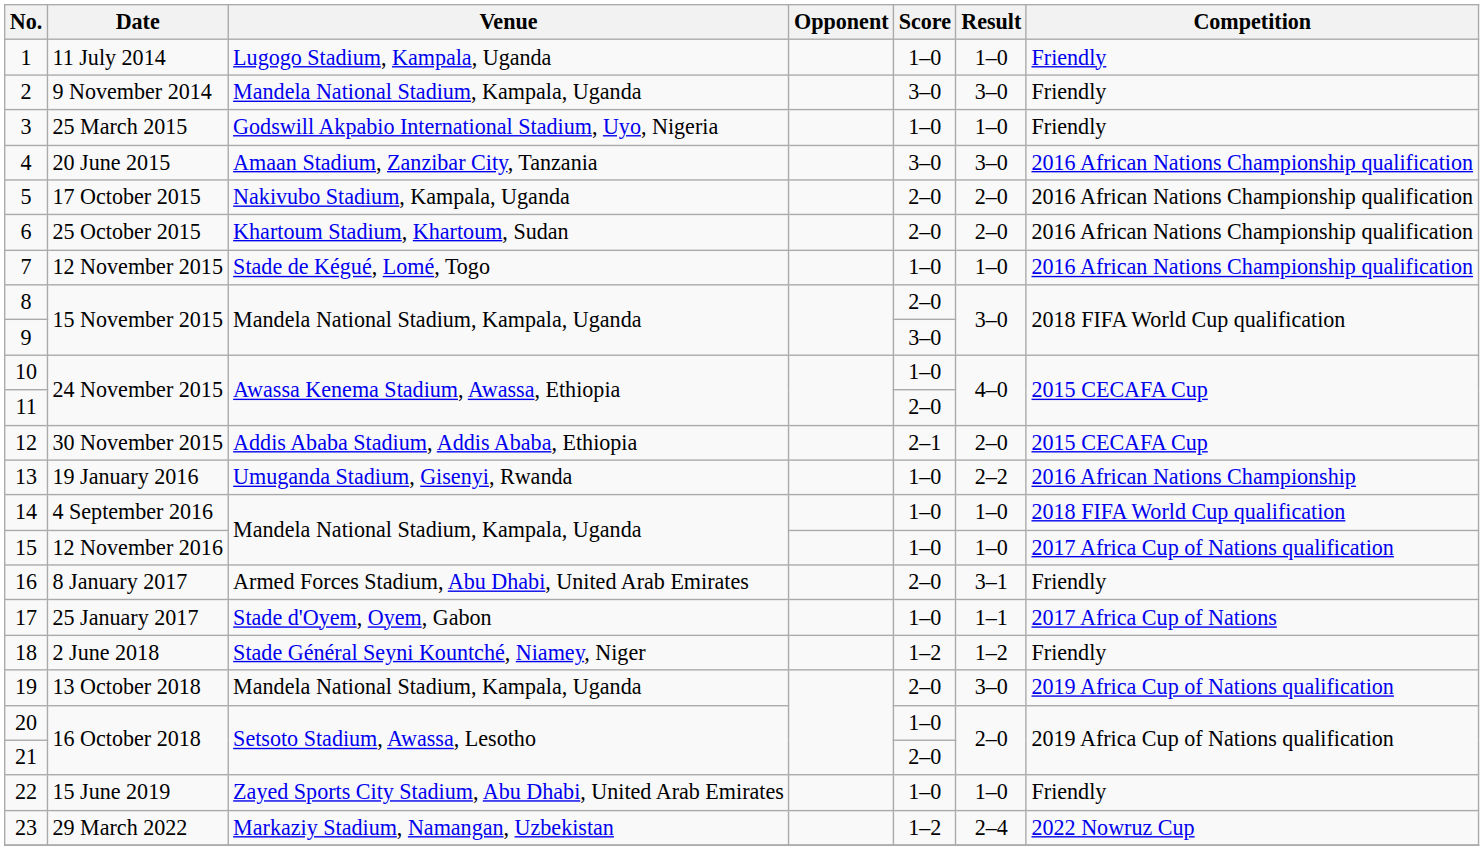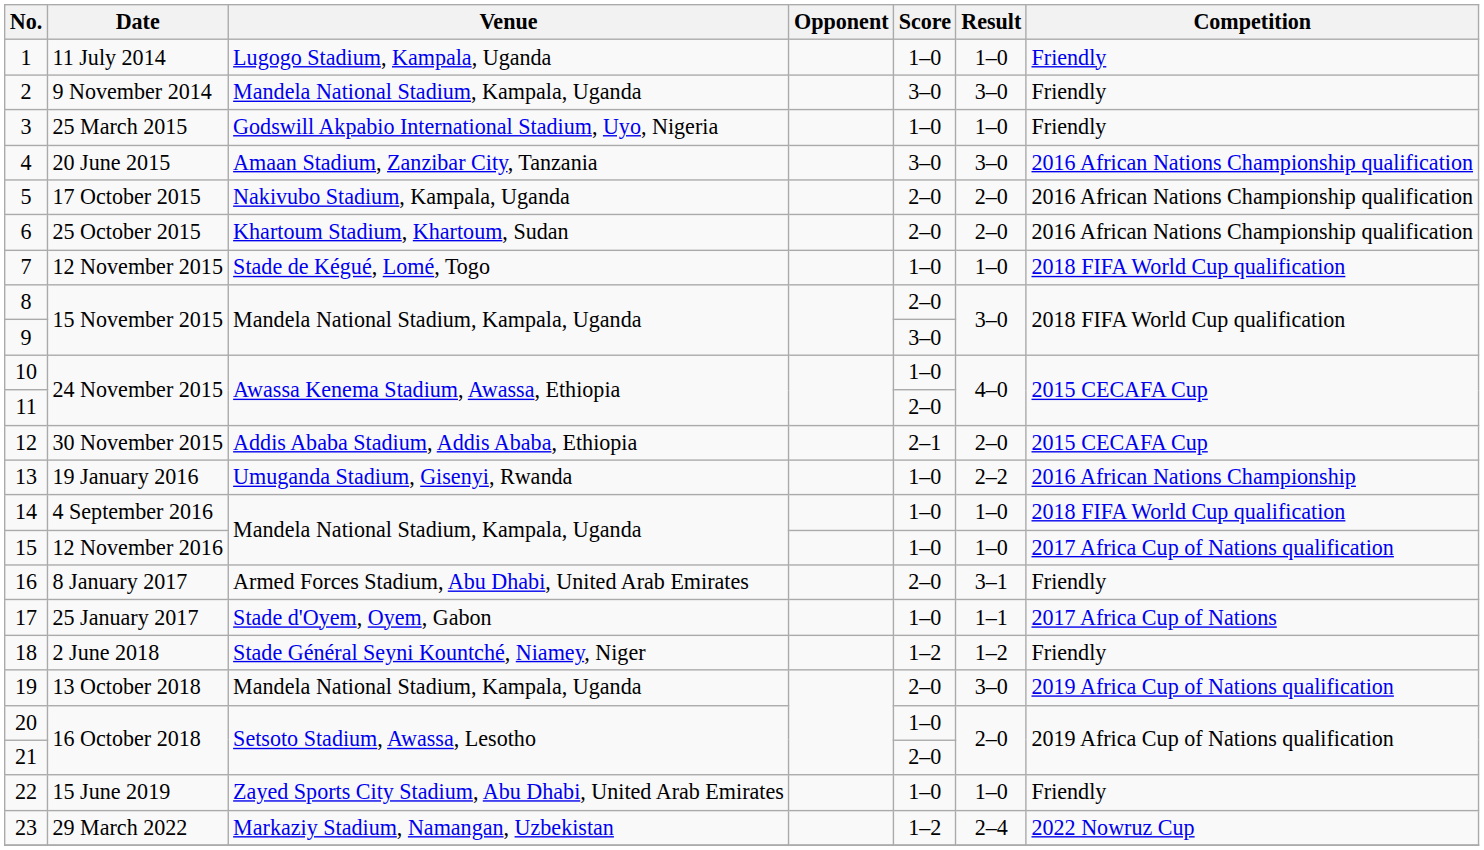(1252, 267) 2016 African Nations Championship qualification -> (1188, 267) 2018 FIFA World Cup qualification
